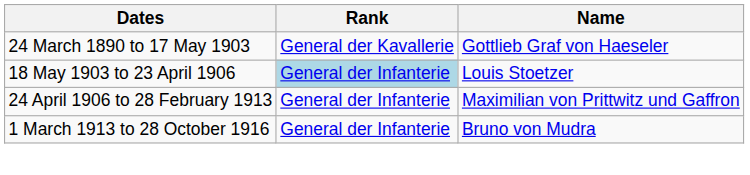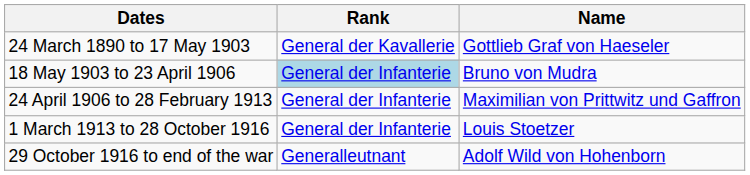(518, 73) Louis Stoetzer -> (530, 73) Bruno von Mudra
(529, 128) Bruno von Mudra -> (519, 128) Louis Stoetzer
+ row: (141, 156)
